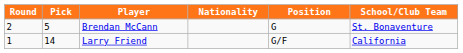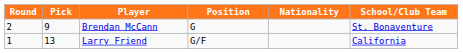columns swapped: (309, 12) <-> (228, 12)
(47, 26) 5 -> (47, 26) 9
(50, 41) 14 -> (50, 41) 13
